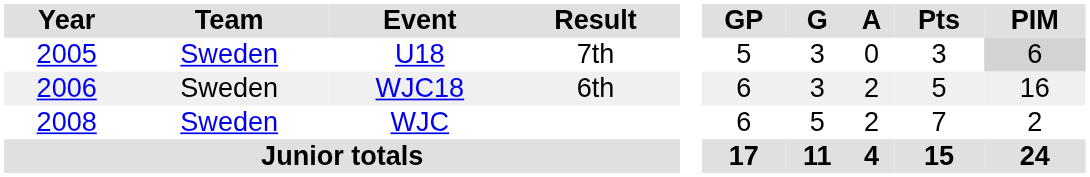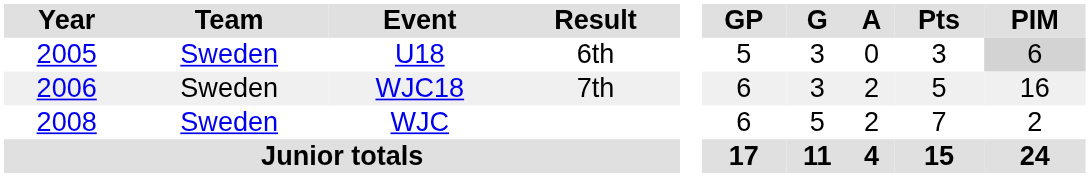(596, 54) 7th -> (596, 54) 6th
(596, 88) 6th -> (596, 88) 7th
